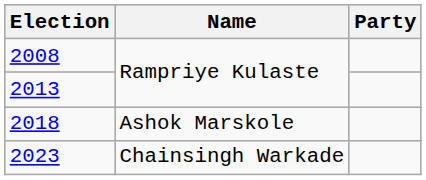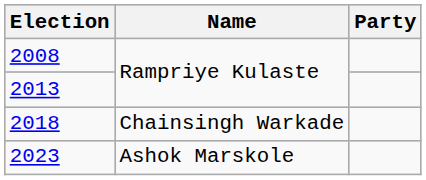(207, 123) Ashok Marskole -> (232, 123) Chainsingh Warkade
(232, 157) Chainsingh Warkade -> (207, 157) Ashok Marskole
